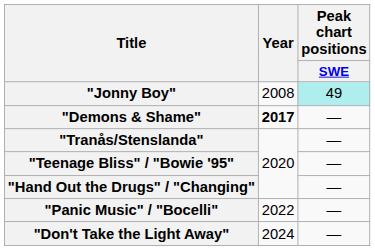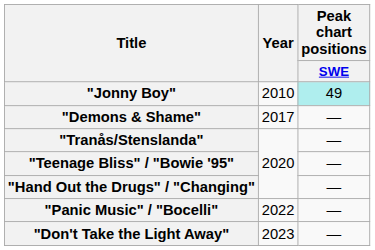(278, 93) 2008 -> (278, 93) 2010
(278, 116) bold -> (278, 116) normal
(278, 233) 2024 -> (278, 233) 2023
